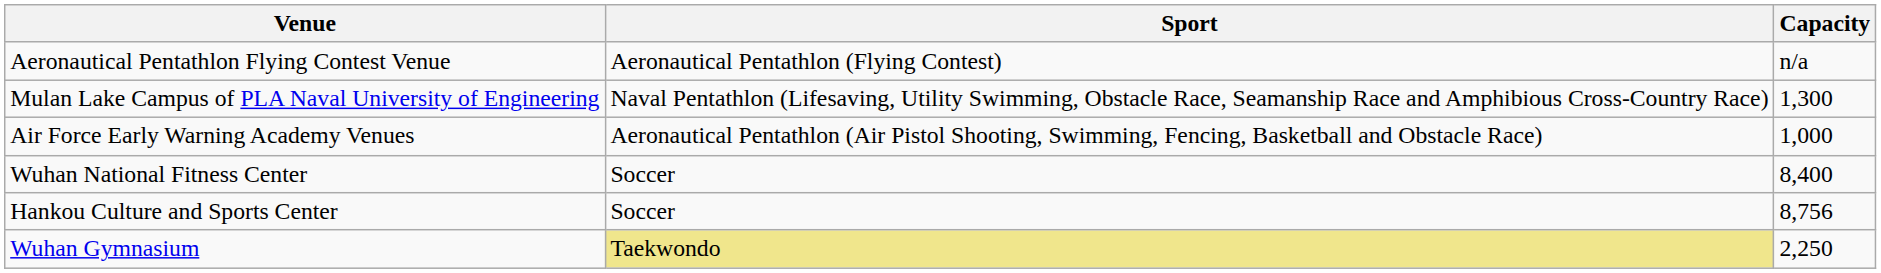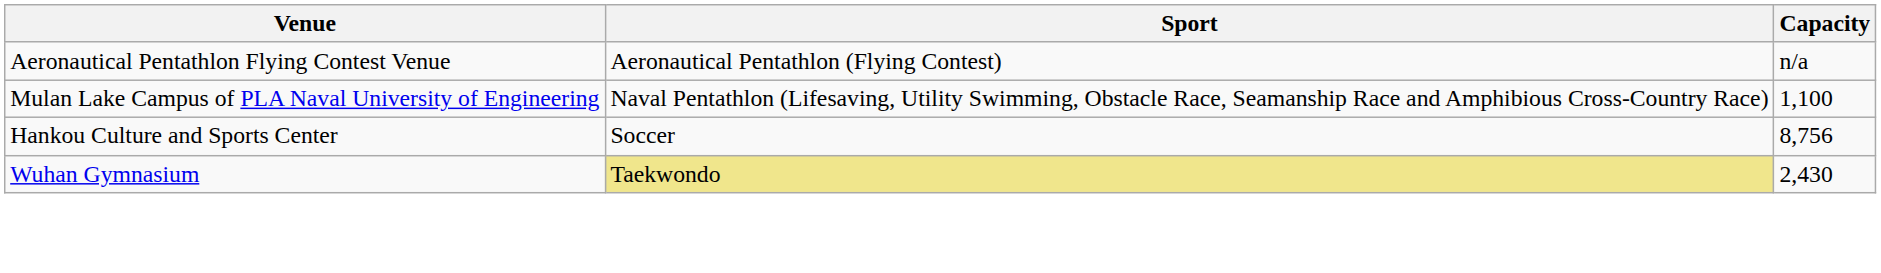(1806, 98) 1,300 -> (1806, 98) 1,100
- row: (212, 135)
- row: (159, 173)
(1806, 248) 2,250 -> (1806, 173) 2,430
